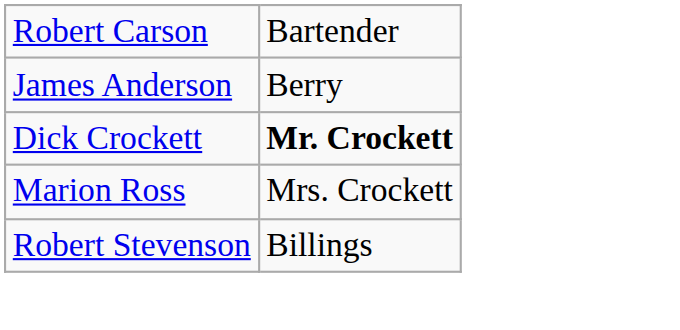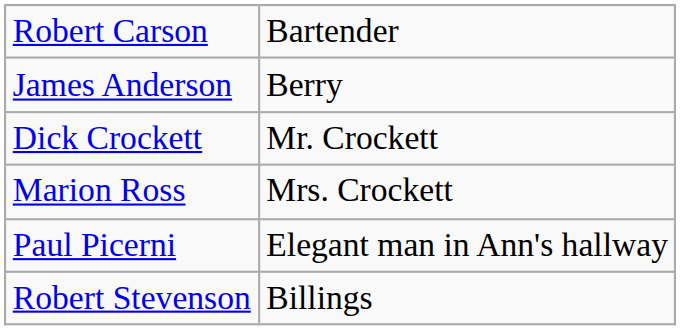(360, 137) bold -> (352, 137) normal
+ row: (94, 244)
